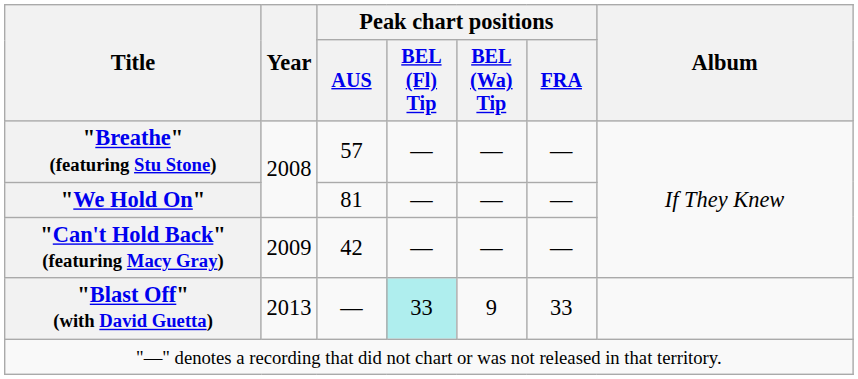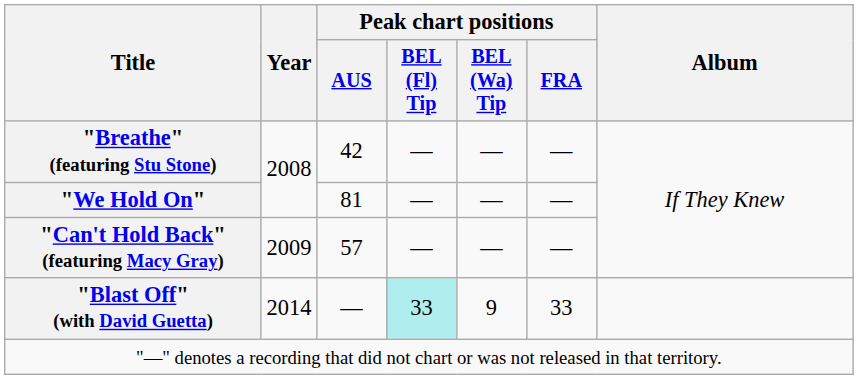(352, 151) 57 -> (352, 151) 42
(352, 247) 42 -> (352, 247) 57
(289, 308) 2013 -> (289, 308) 2014
